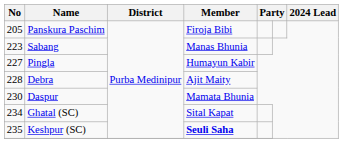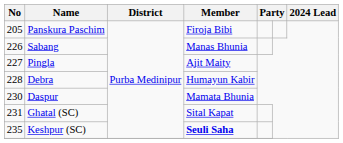(15, 46) 223 -> (15, 46) 226
(220, 63) Humayun Kabir -> (208, 63) Ajit Maity
(208, 79) Ajit Maity -> (220, 79) Humayun Kabir
(15, 113) 234 -> (15, 113) 231
